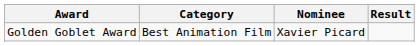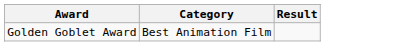- column: (321, 14)
